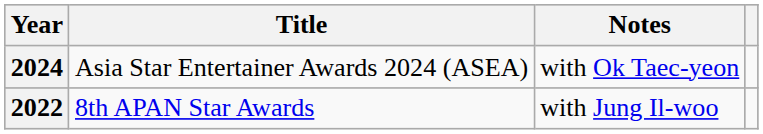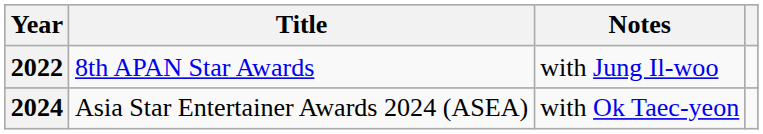rows swapped: (37, 107) <-> (37, 66)
